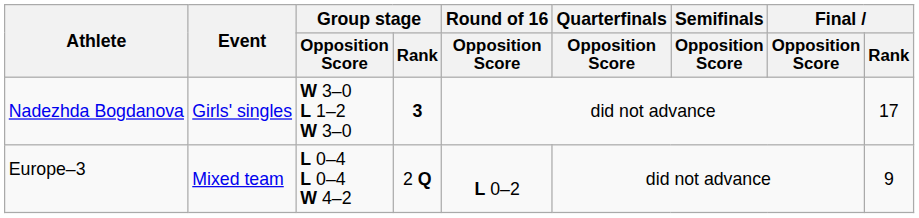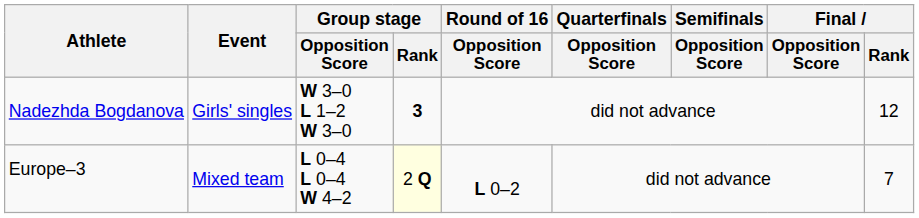(889, 112) 17 -> (889, 112) 12
(417, 179) no background -> (417, 179) lightyellow background
(889, 179) 9 -> (889, 179) 7
